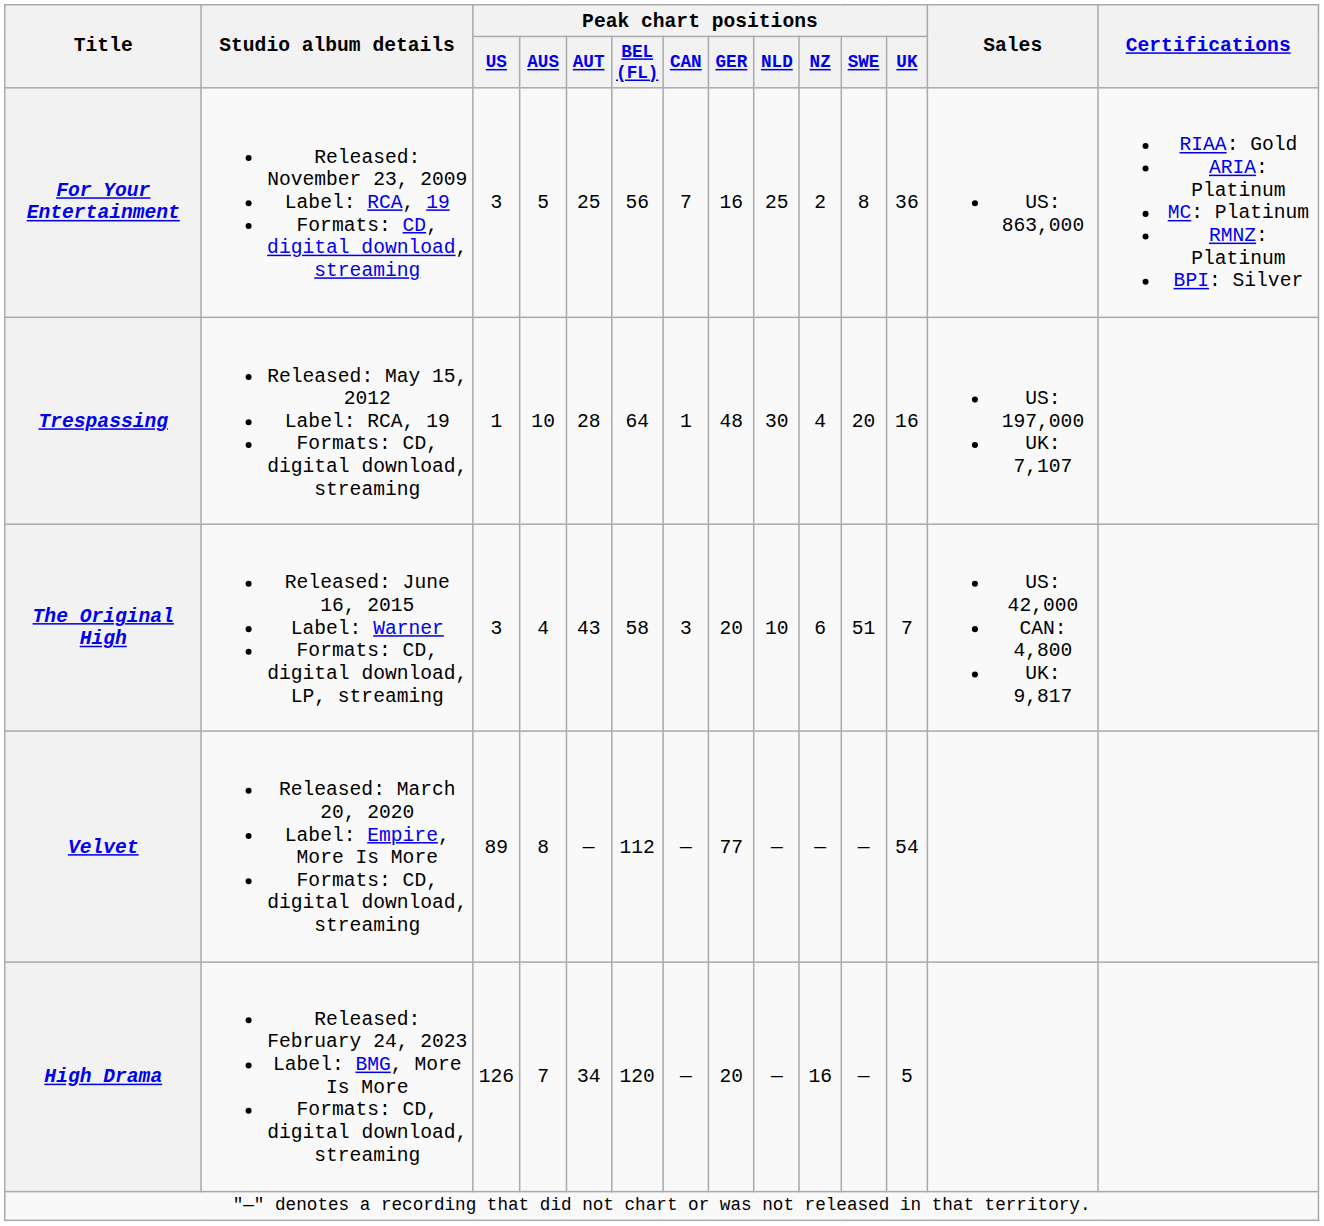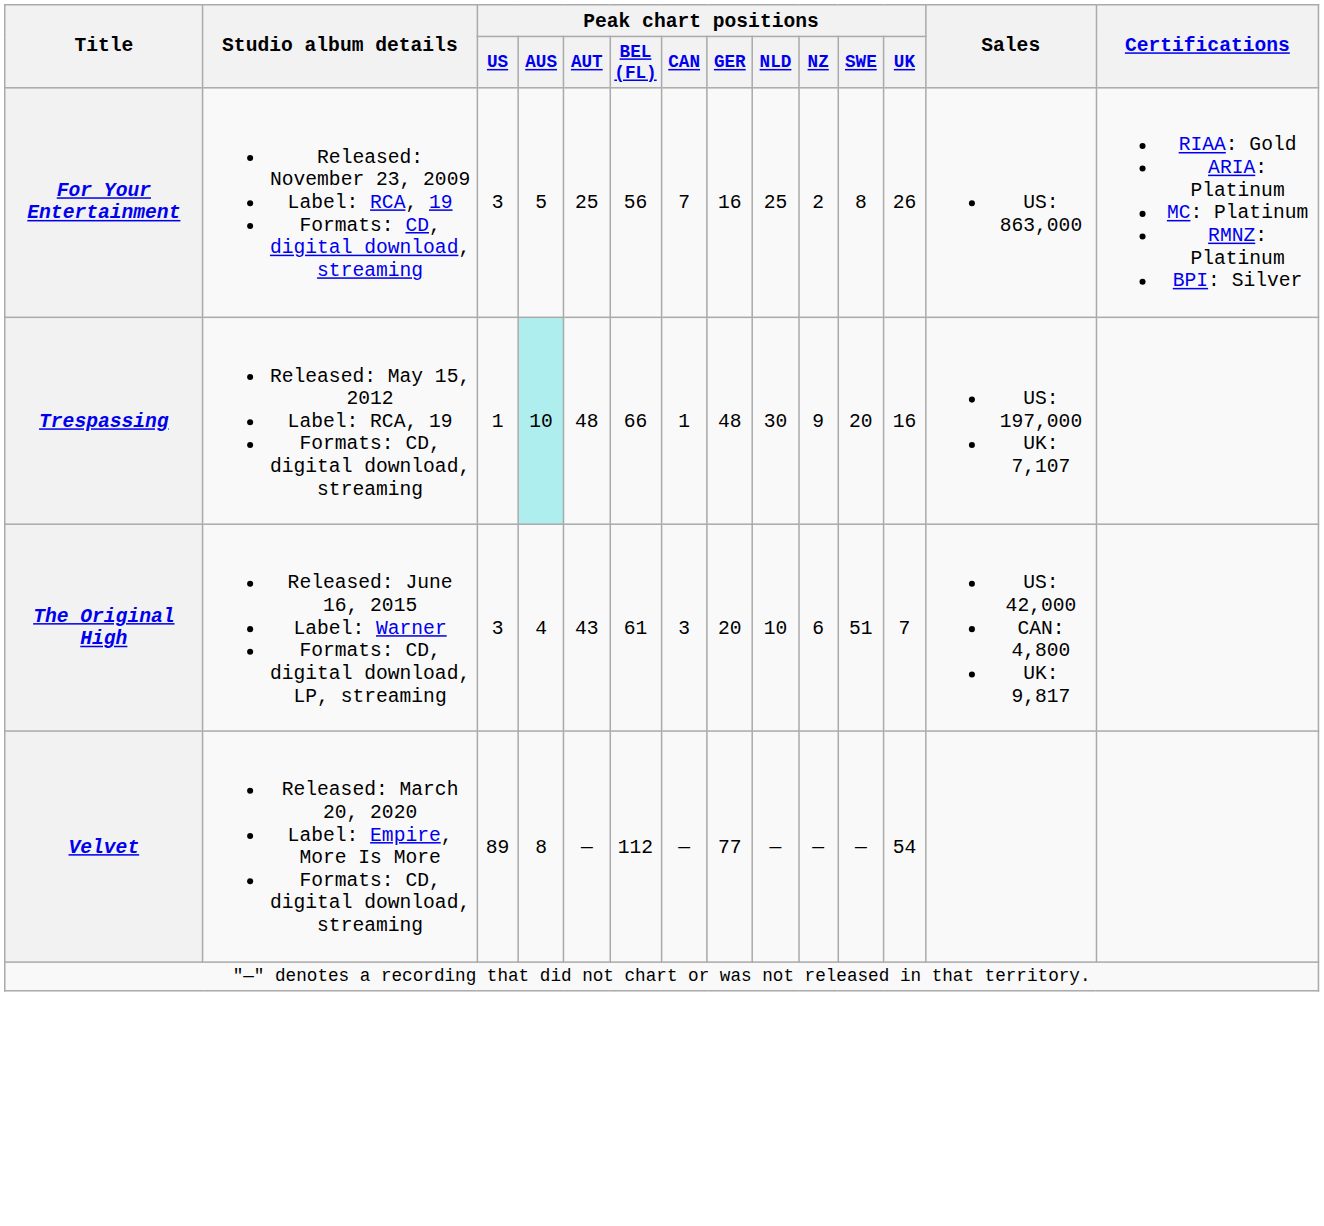(907, 202) 36 -> (904, 202) 26
(543, 421) no background -> (541, 421) paleturquoise background
(589, 421) 28 -> (587, 421) 48
(637, 421) 64 -> (635, 421) 66
(820, 421) 4 -> (818, 421) 9
(637, 628) 58 -> (635, 628) 61
- row: (103, 1076)
